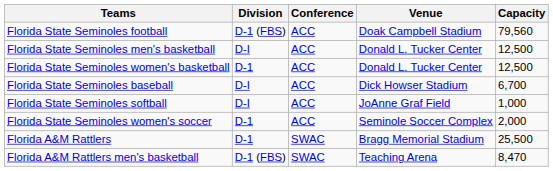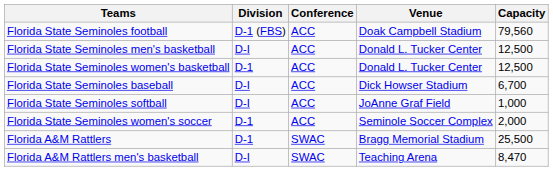(260, 157) D-1 (FBS) -> (242, 157) D-I
